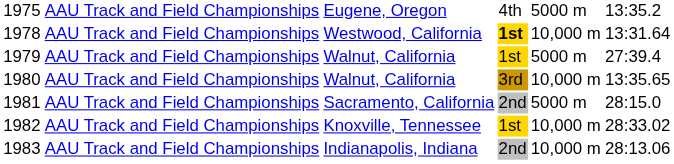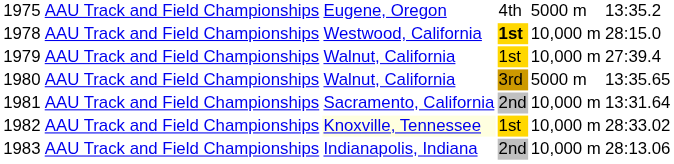(638, 33) 13:31.64 -> (633, 33) 28:15.0
(559, 56) 5000 m -> (566, 56) 10,000 m
(566, 79) 10,000 m -> (559, 79) 5000 m
(559, 102) 5000 m -> (566, 102) 10,000 m
(633, 102) 28:15.0 -> (638, 102) 13:31.64
(402, 126) no background -> (402, 126) lightyellow background
